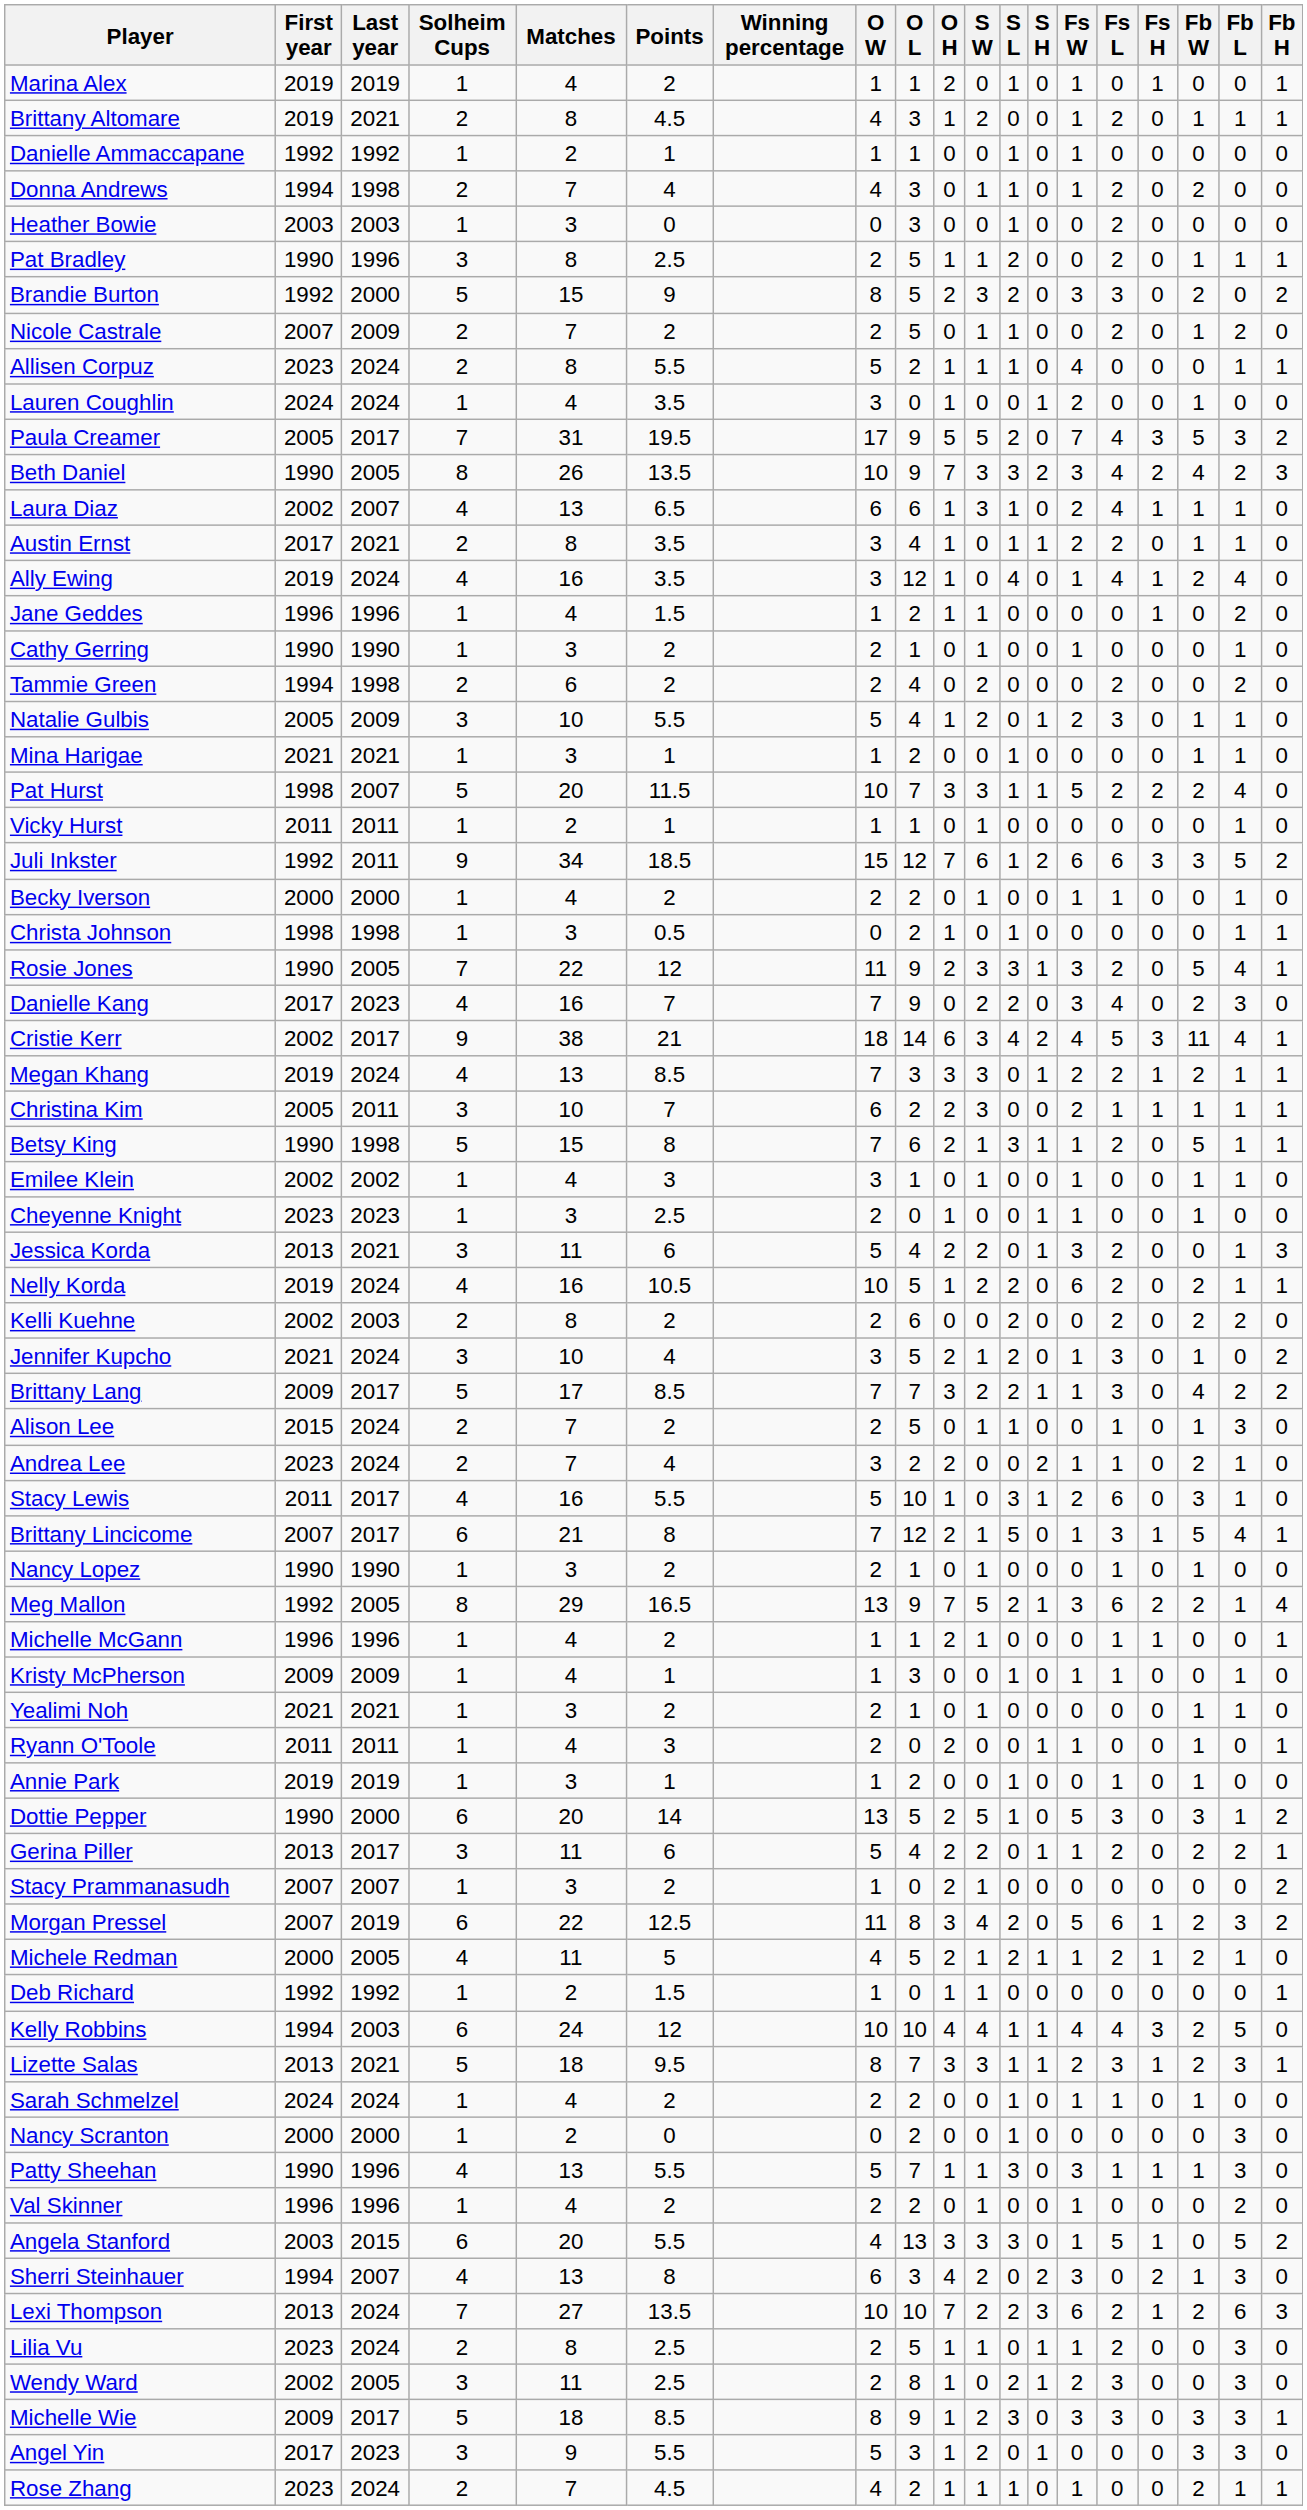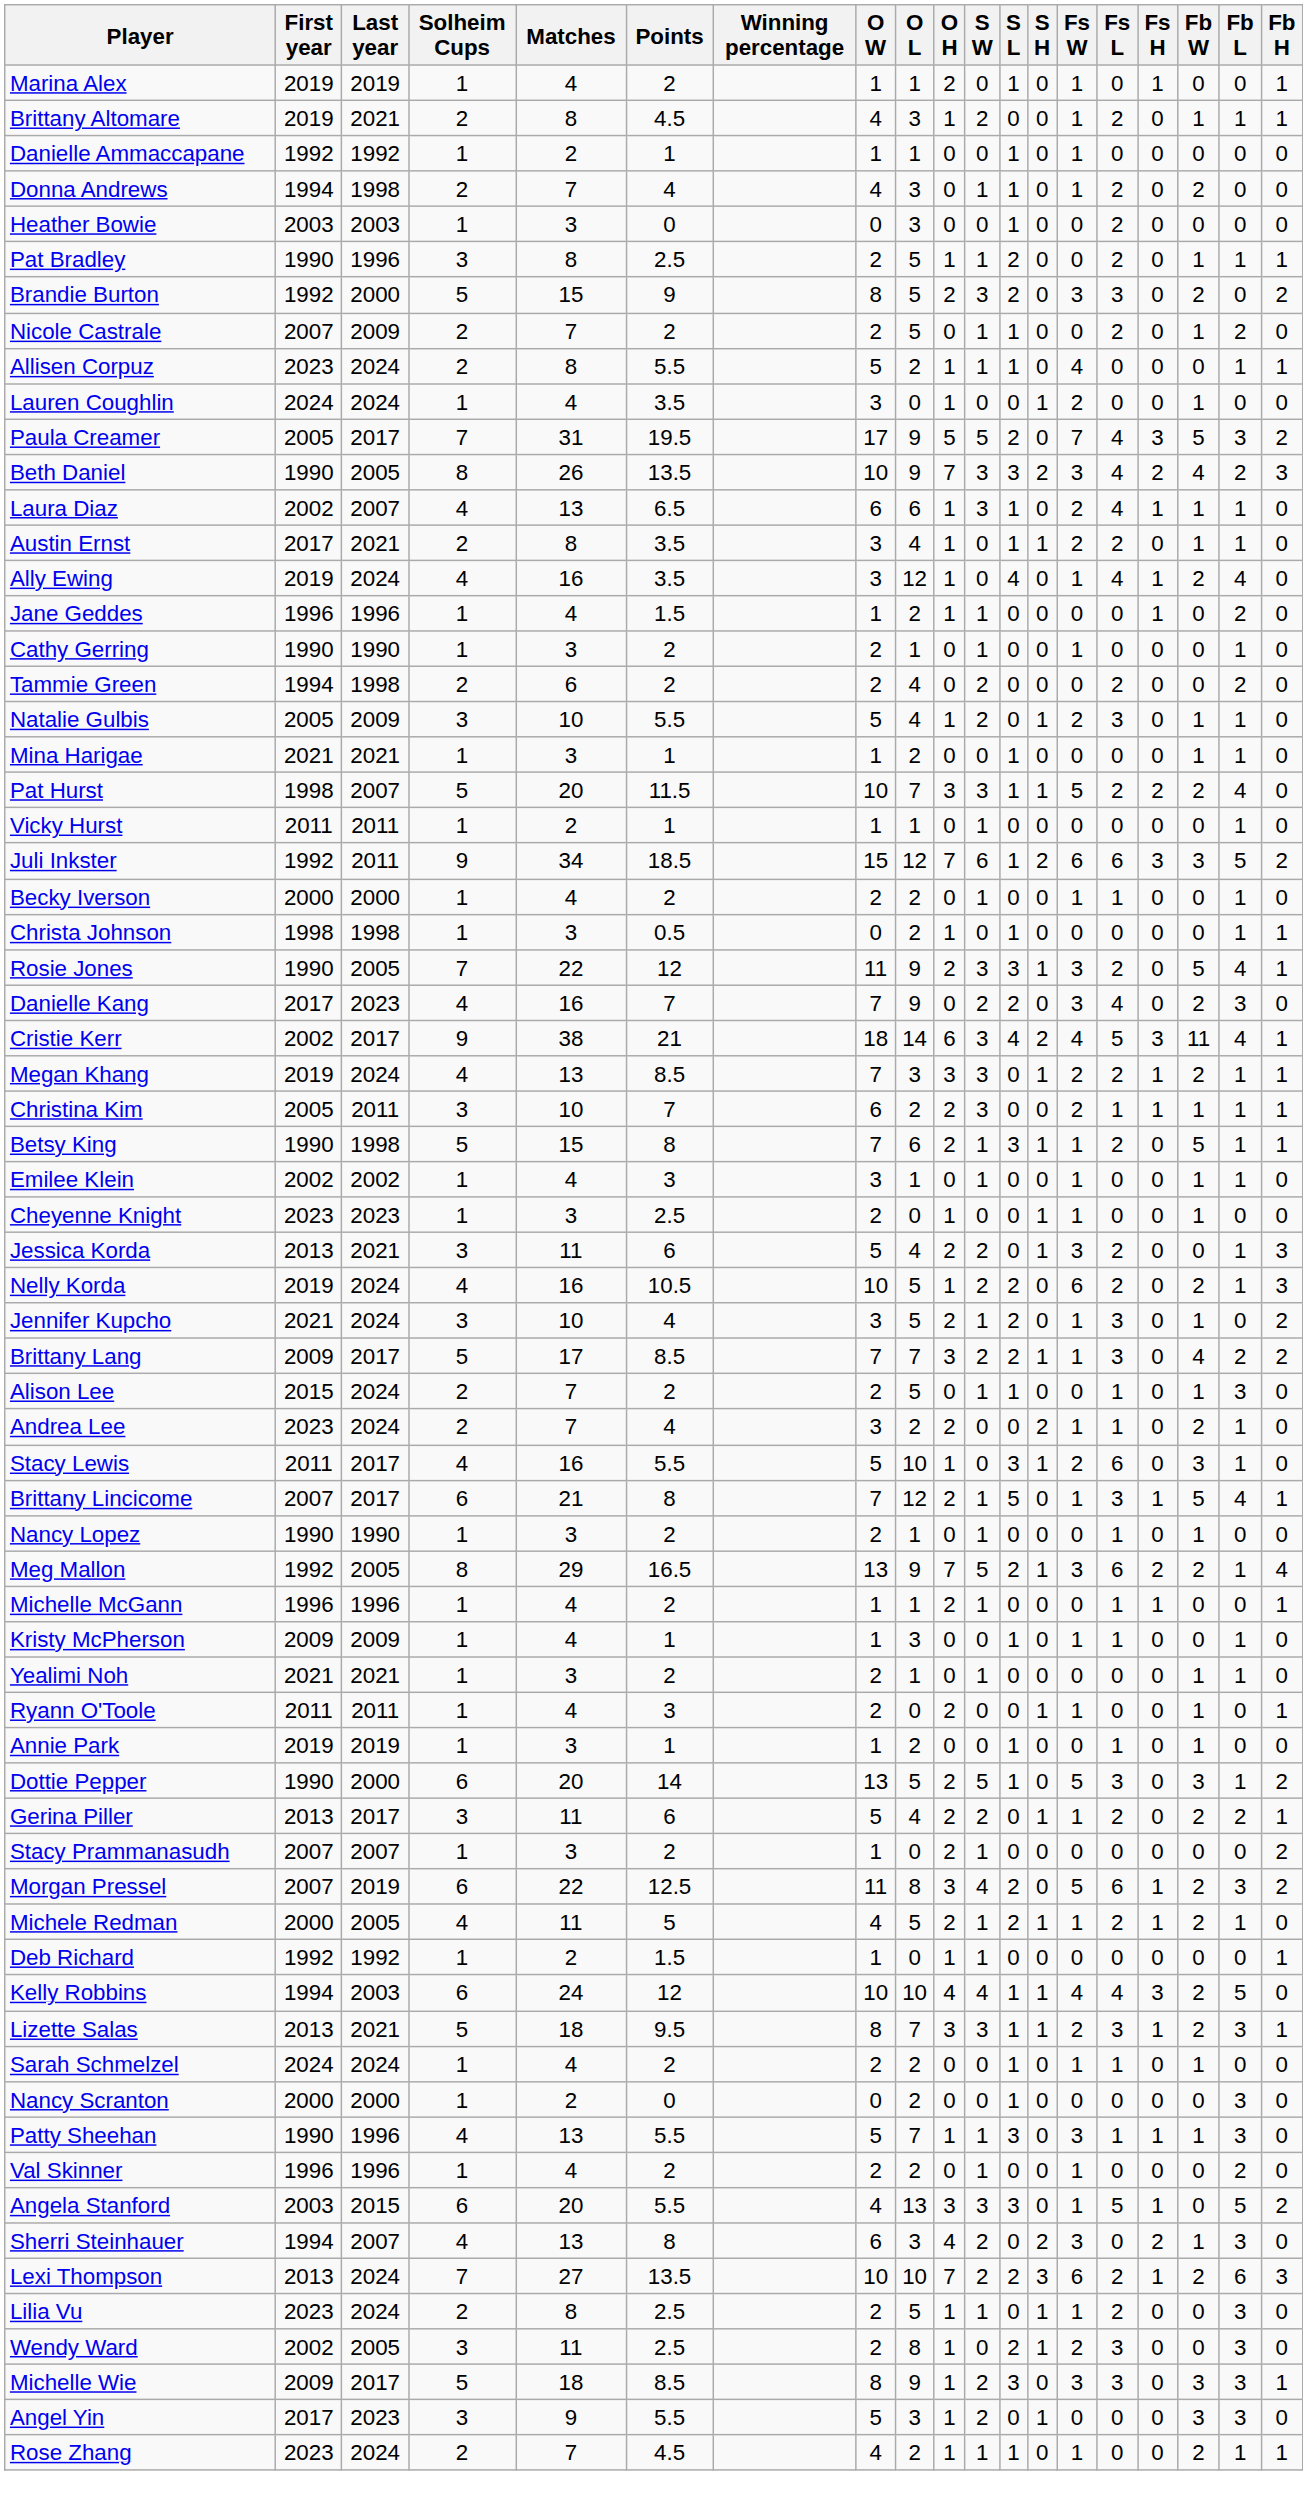(1282, 1286) 1 -> (1282, 1286) 3
- row: (73, 1321)
